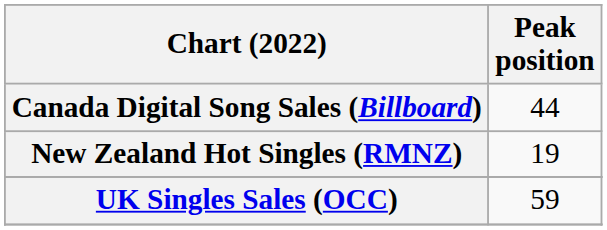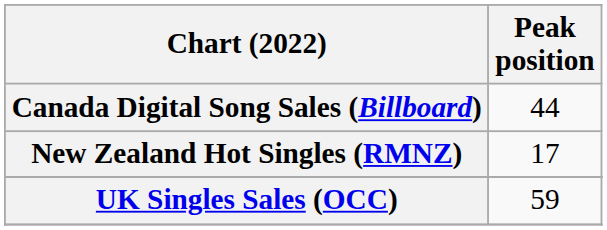(545, 153) 19 -> (545, 153) 17
